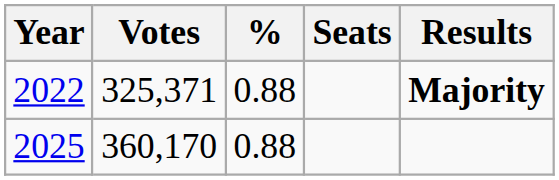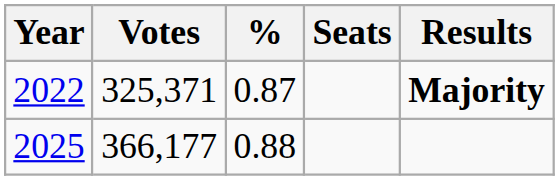(265, 89) 0.88 -> (265, 89) 0.87
(159, 145) 360,170 -> (159, 145) 366,177
